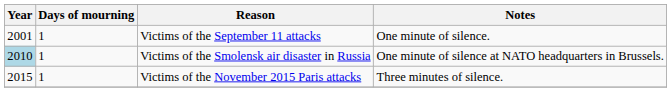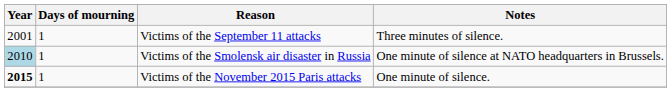(433, 35) One minute of silence. -> (440, 35) Three minutes of silence.
(20, 77) normal -> (20, 77) bold
(440, 77) Three minutes of silence. -> (433, 77) One minute of silence.
